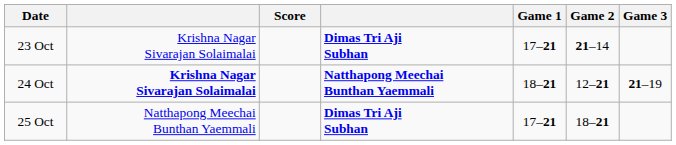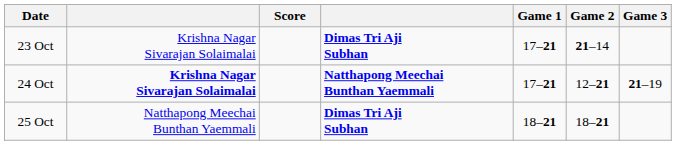(540, 83) 18–21 -> (540, 83) 17–21
(540, 121) 17–21 -> (540, 121) 18–21
